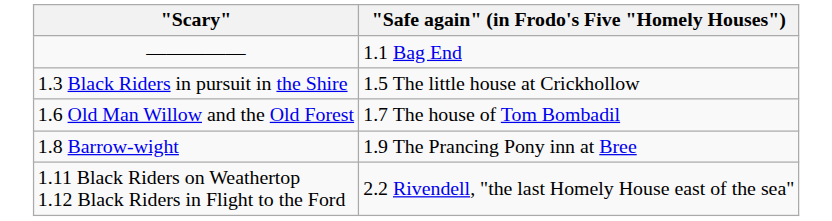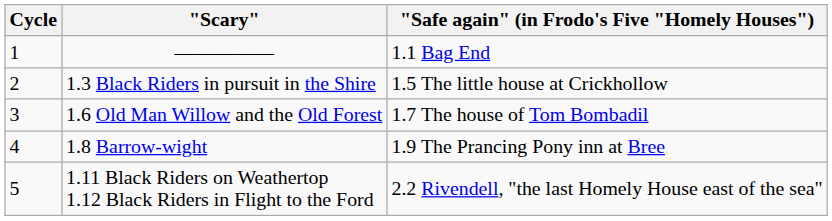+ column: (33, 20)
